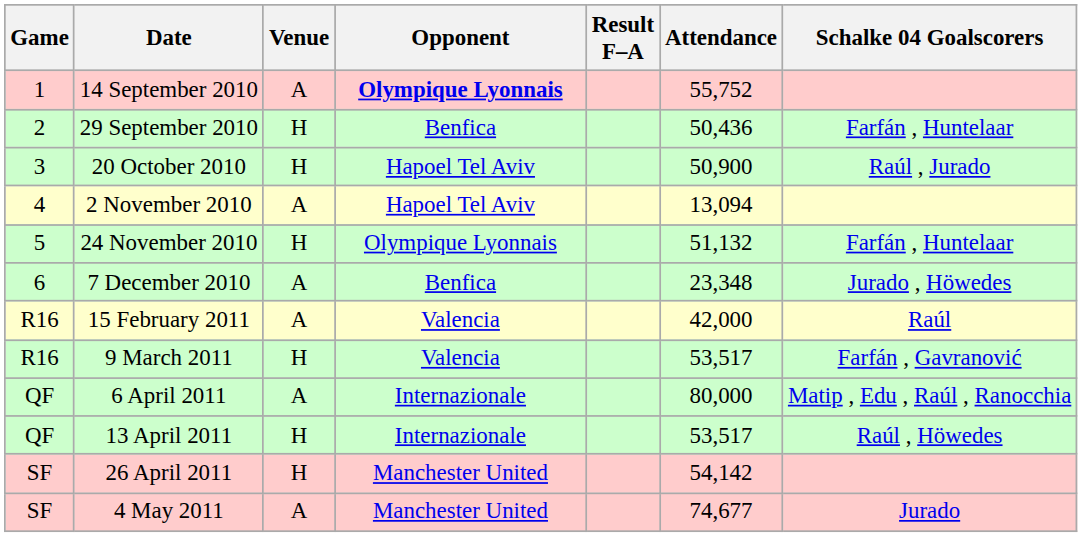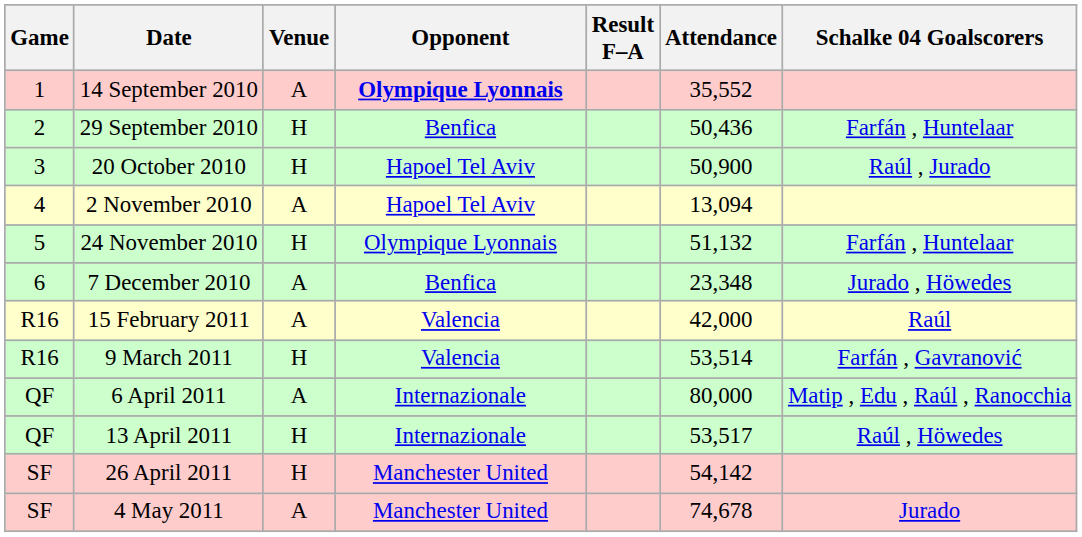(721, 89) 55,752 -> (721, 89) 35,552
(721, 358) 53,517 -> (721, 358) 53,514
(721, 512) 74,677 -> (721, 512) 74,678
